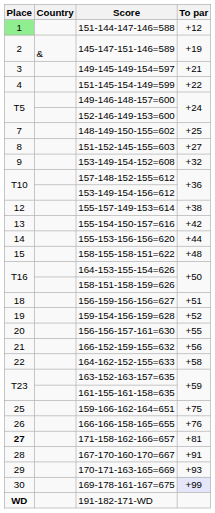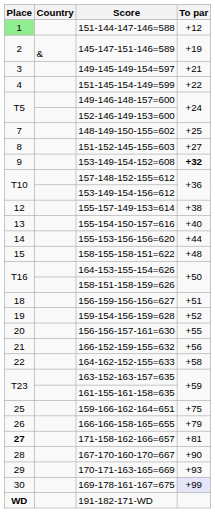(194, 162) normal -> (194, 162) bold
(194, 223) +42 -> (194, 223) +40
(194, 423) +76 -> (194, 423) +79
(194, 454) +91 -> (194, 454) +90
